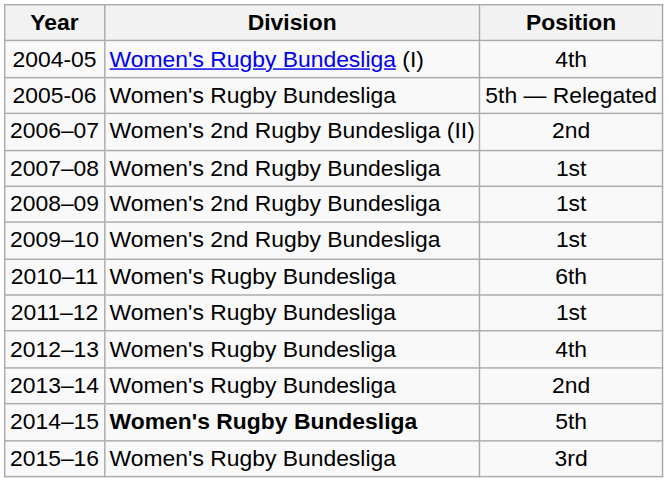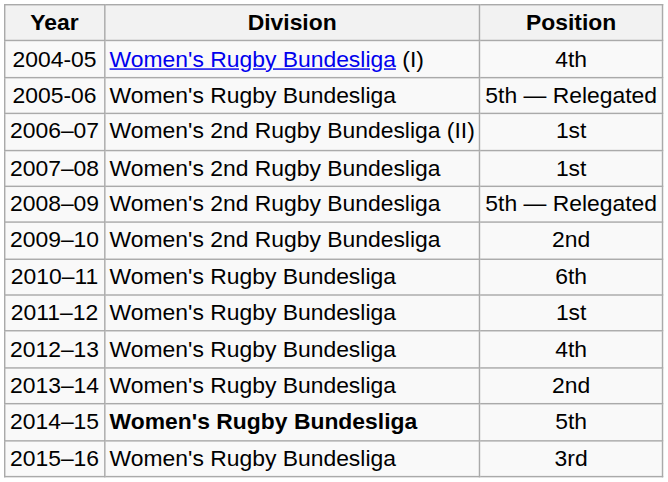(571, 131) 2nd -> (571, 131) 1st
(571, 204) 1st -> (571, 204) 5th — Relegated
(571, 240) 1st -> (571, 240) 2nd
